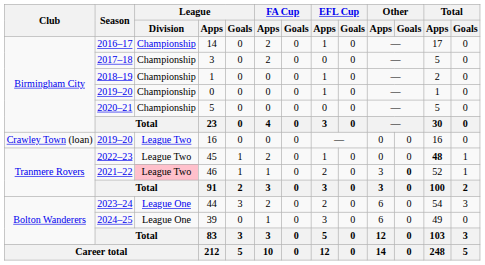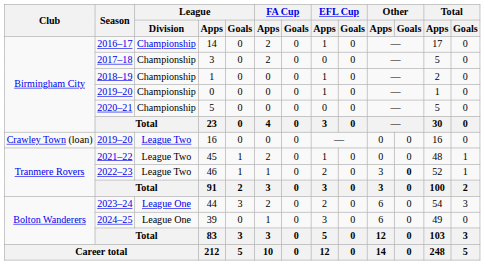(115, 156) 2022–23 -> (115, 156) 2021–22
(437, 156) bold -> (437, 156) normal
(115, 172) 2021–22 -> (115, 172) 2022–23
(167, 172) pink background -> (167, 172) no background
